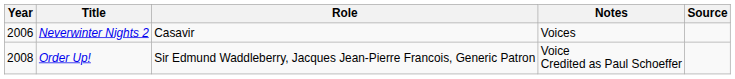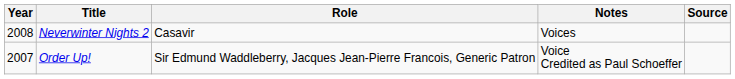(20, 32) 2006 -> (20, 32) 2008
(20, 58) 2008 -> (20, 58) 2007
